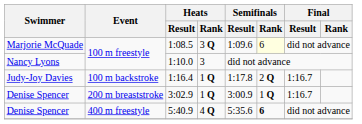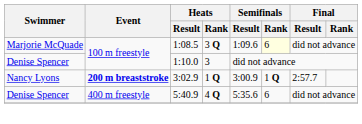(33, 62) Nancy Lyons -> (38, 62) Denise Spencer
- row: (180, 78)
(38, 95) Denise Spencer -> (33, 78) Nancy Lyons
(125, 95) normal -> (128, 78) bold
(300, 95) 1:16.7 -> (305, 78) 2:57.7
(262, 111) bold -> (267, 95) normal
